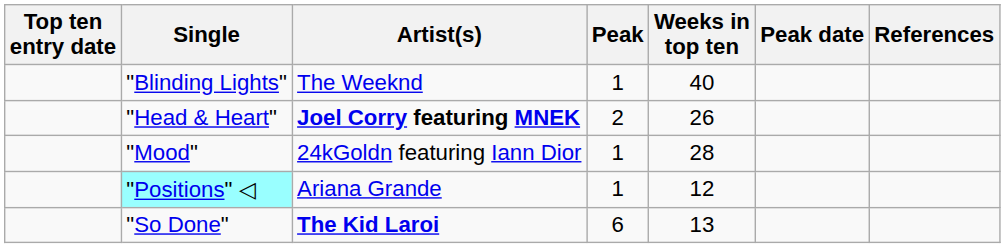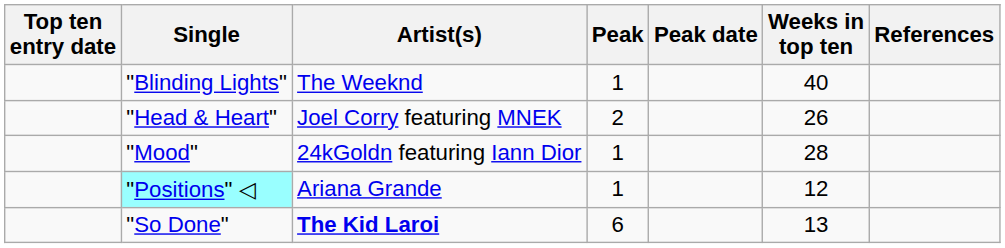columns swapped: (812, 34) <-> (702, 34)
(439, 117) bold -> (429, 117) normal
